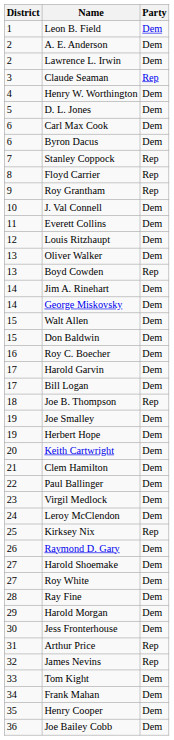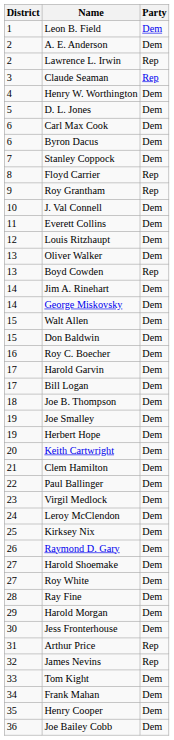(152, 61) Dem -> (150, 61) Rep
(150, 158) Rep -> (152, 158) Dem
(150, 402) Rep -> (152, 402) Dem
(150, 532) Rep -> (152, 532) Dem
